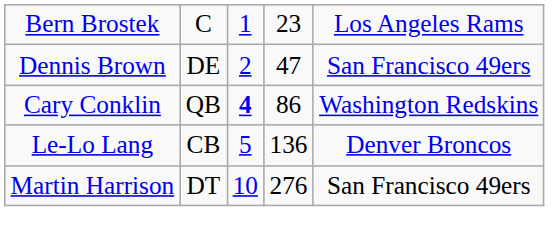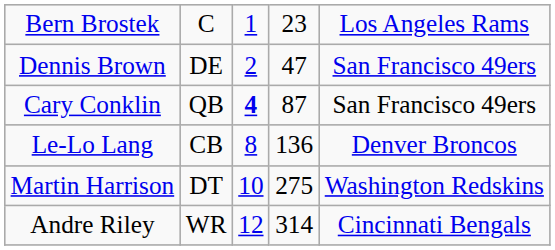(289, 104) 86 -> (294, 104) 87
(429, 104) Washington Redskins -> (434, 104) San Francisco 49ers
(245, 144) 5 -> (251, 144) 8
(289, 184) 276 -> (294, 184) 275
(429, 184) San Francisco 49ers -> (434, 184) Washington Redskins
+ row: (92, 225)
